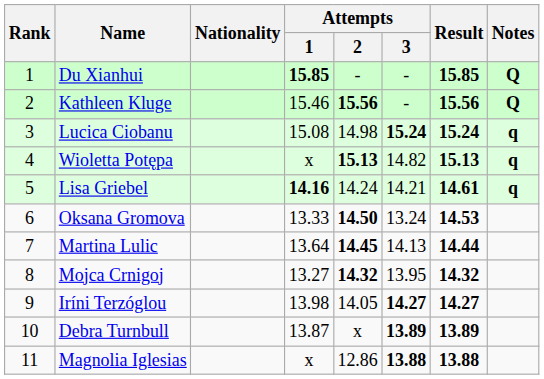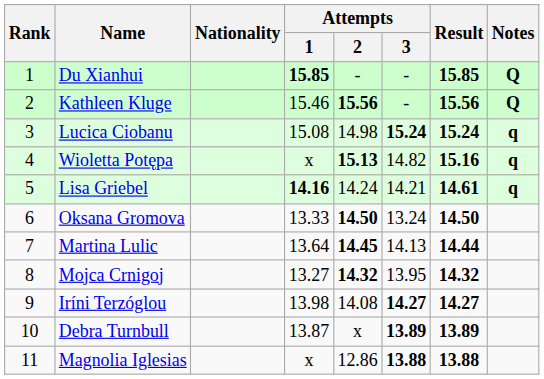(459, 160) 15.13 -> (459, 160) 15.16
(459, 217) 14.53 -> (459, 217) 14.50
(358, 302) 14.05 -> (358, 302) 14.08
